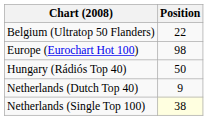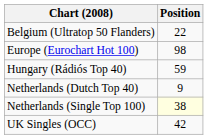(180, 69) 50 -> (180, 69) 59
+ row: (52, 124)
